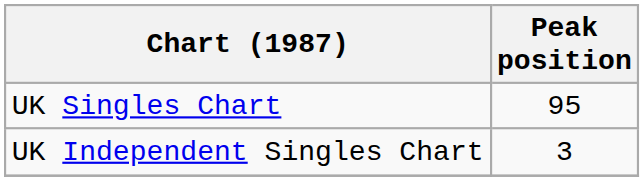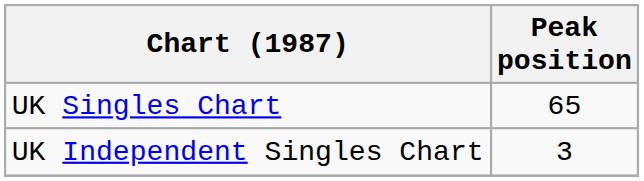(564, 106) 95 -> (564, 106) 65
